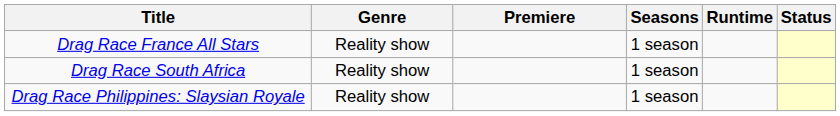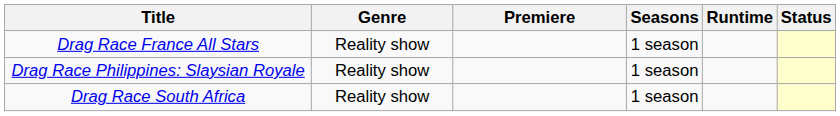rows swapped: (158, 96) <-> (158, 70)
